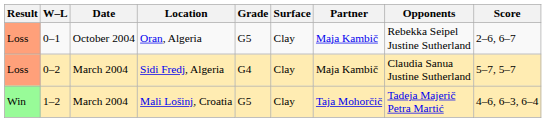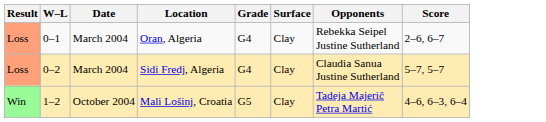- column: (349, 13)
(104, 38) October 2004 -> (100, 38) March 2004
(244, 38) G5 -> (244, 38) G4
(100, 101) March 2004 -> (104, 101) October 2004
